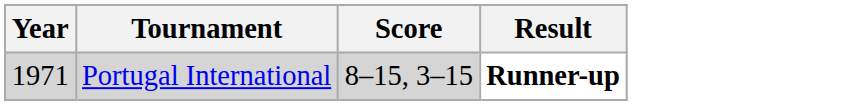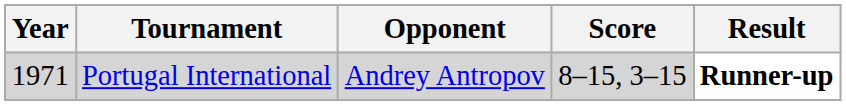+ column: (445, 28)
